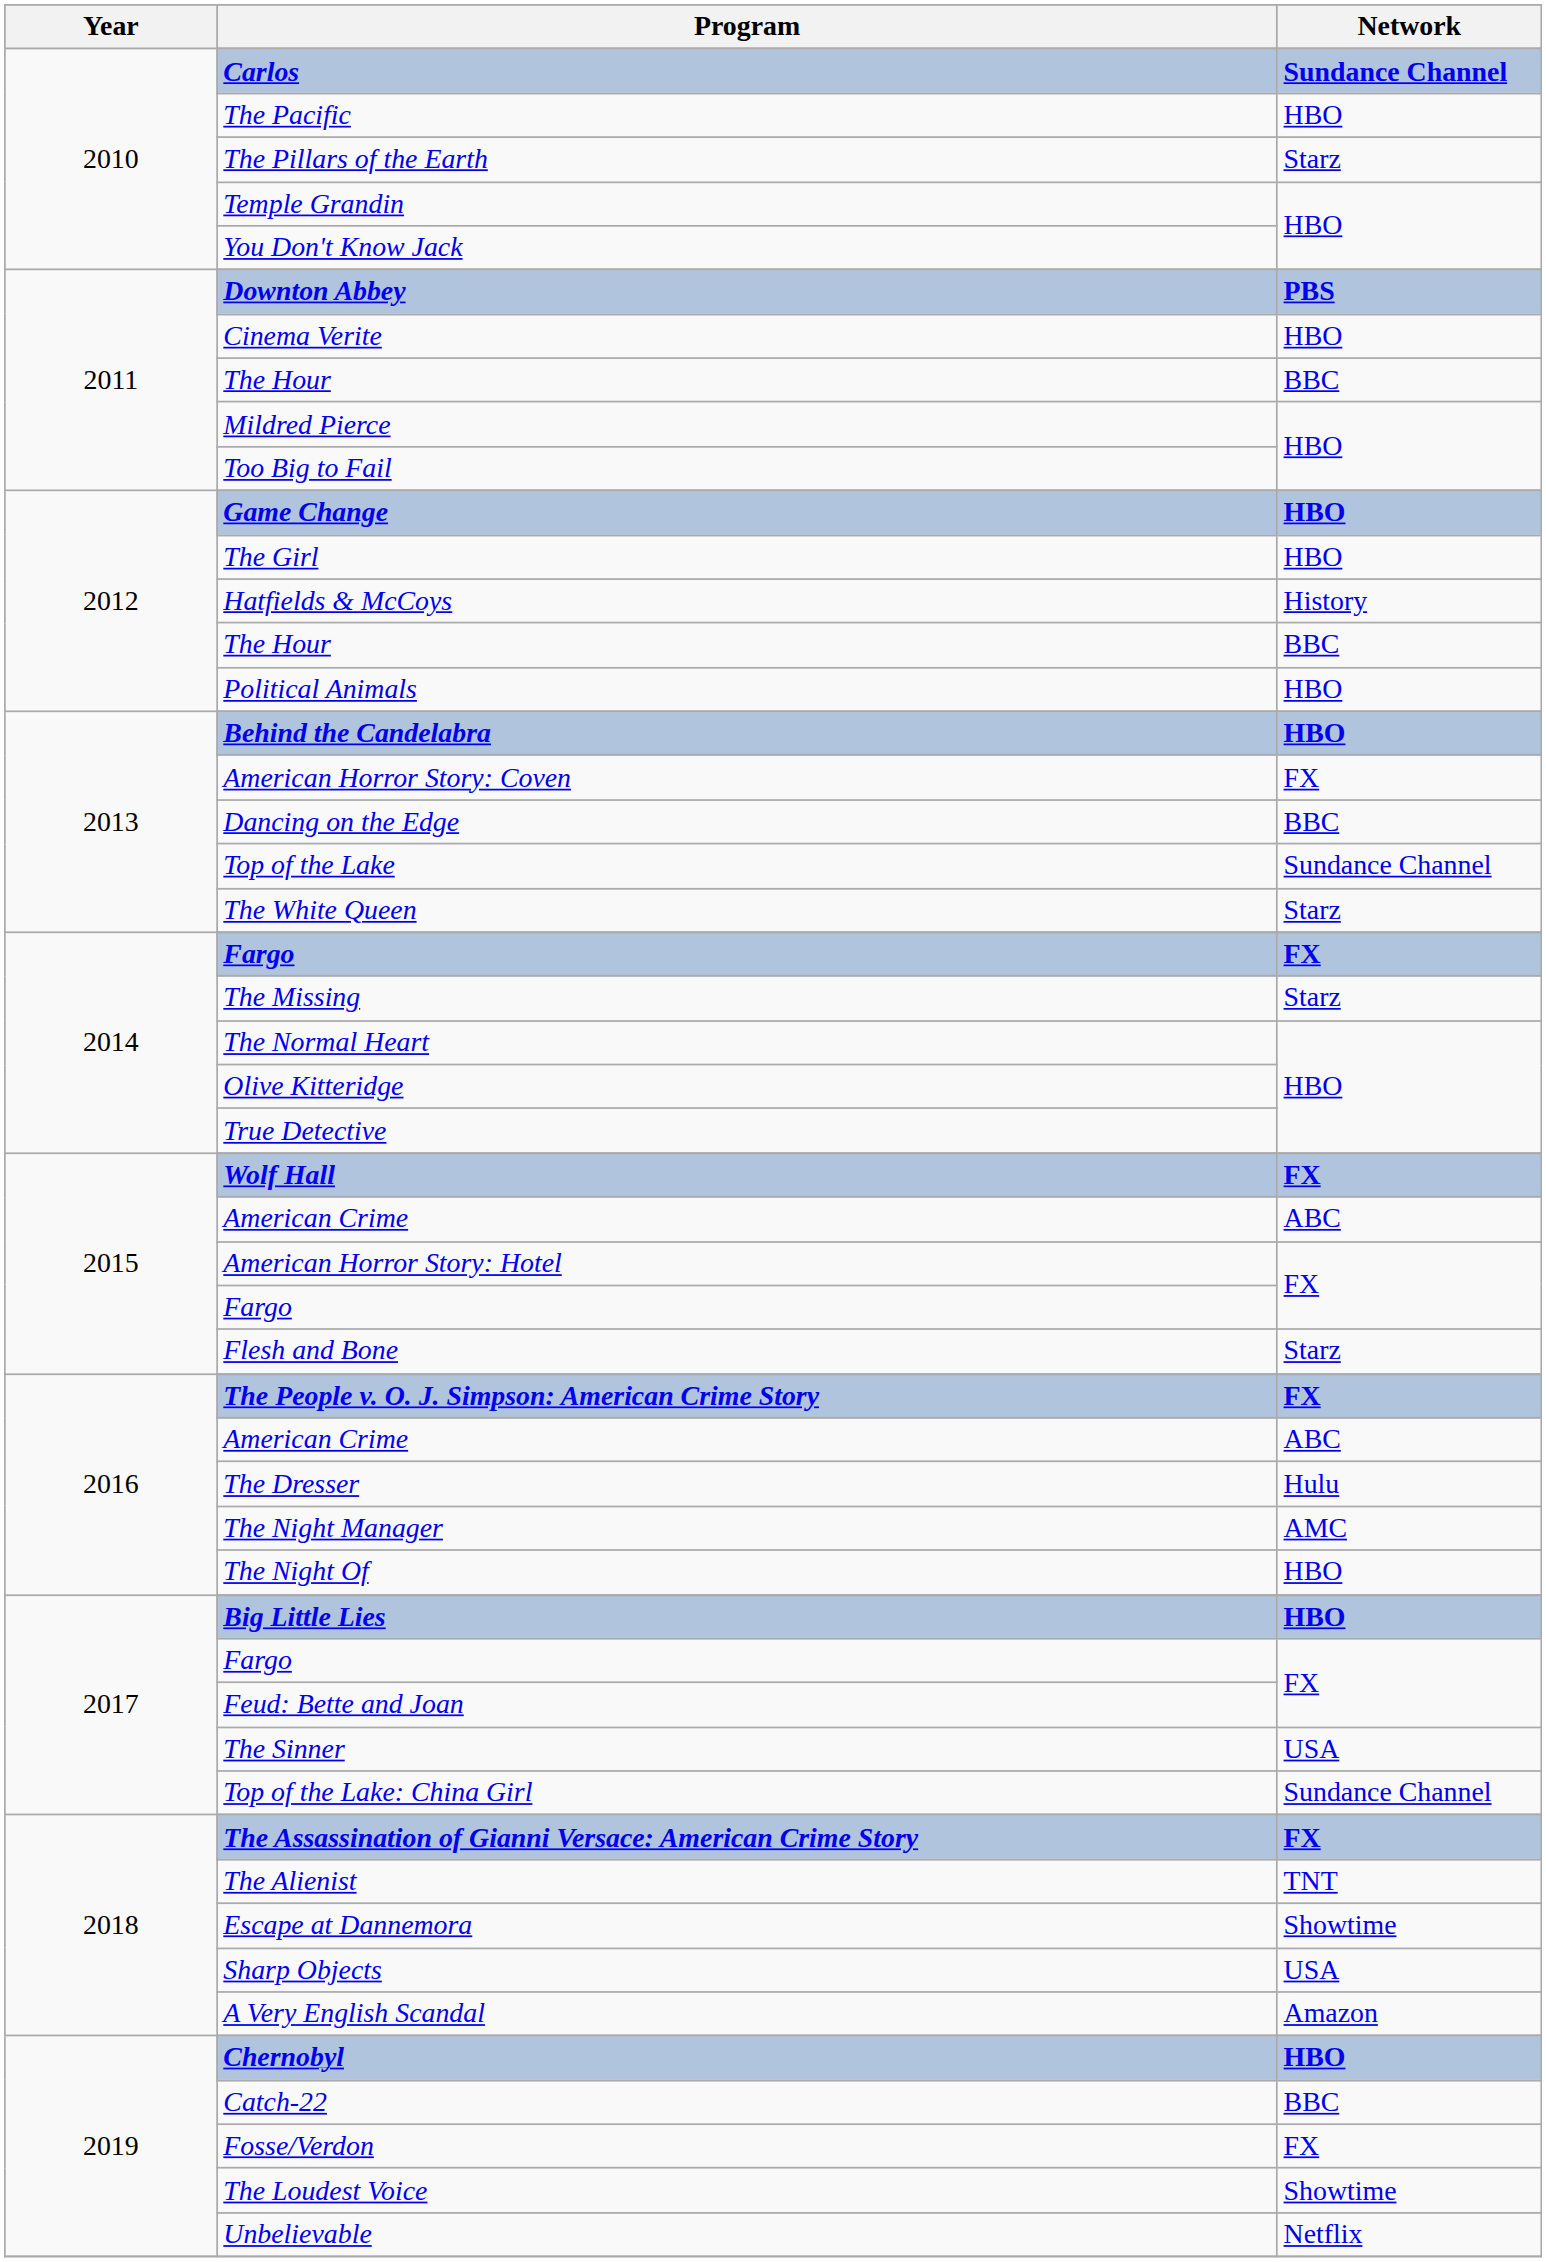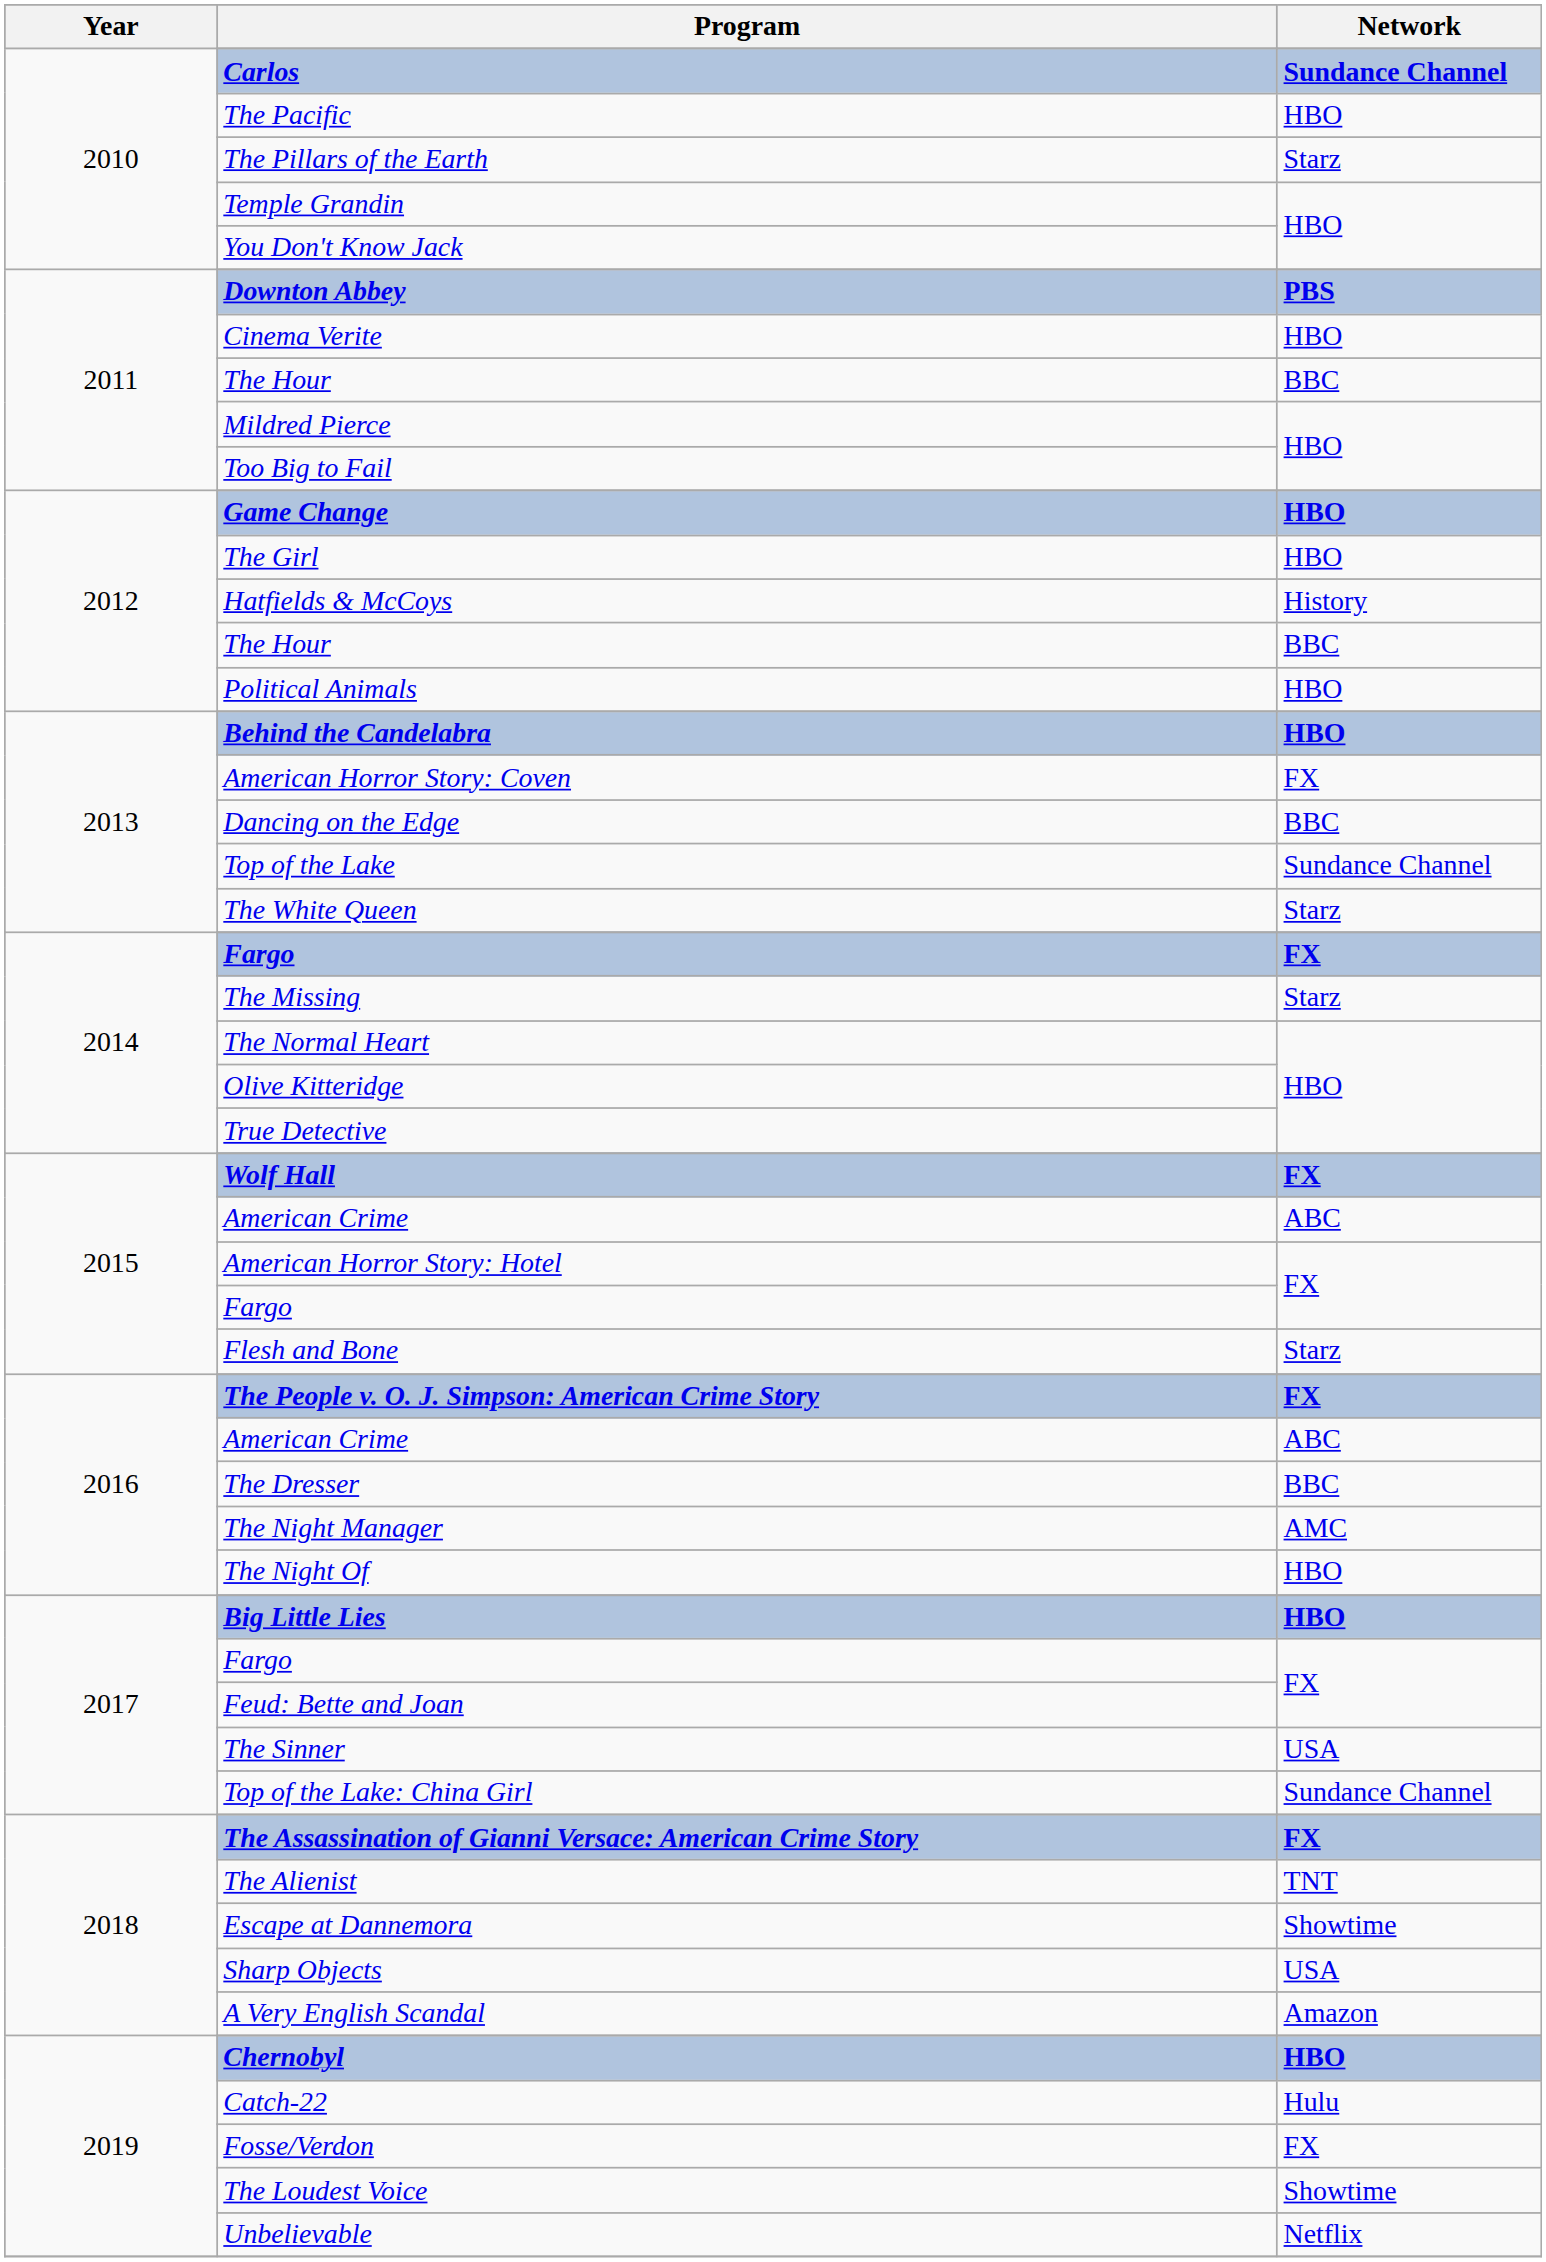(1311, 1483) Hulu -> (1311, 1483) BBC
(1311, 2101) BBC -> (1311, 2101) Hulu
